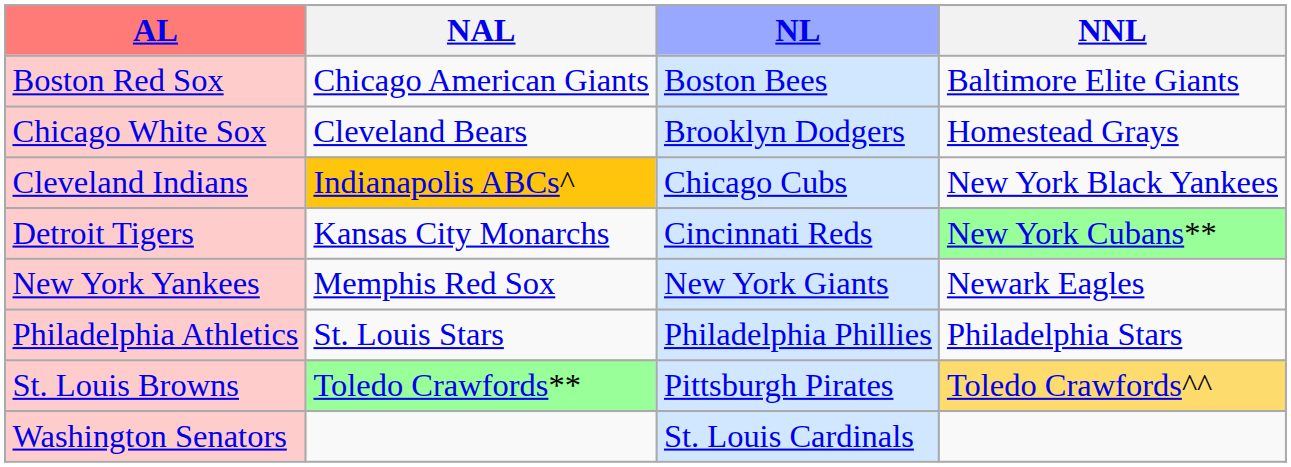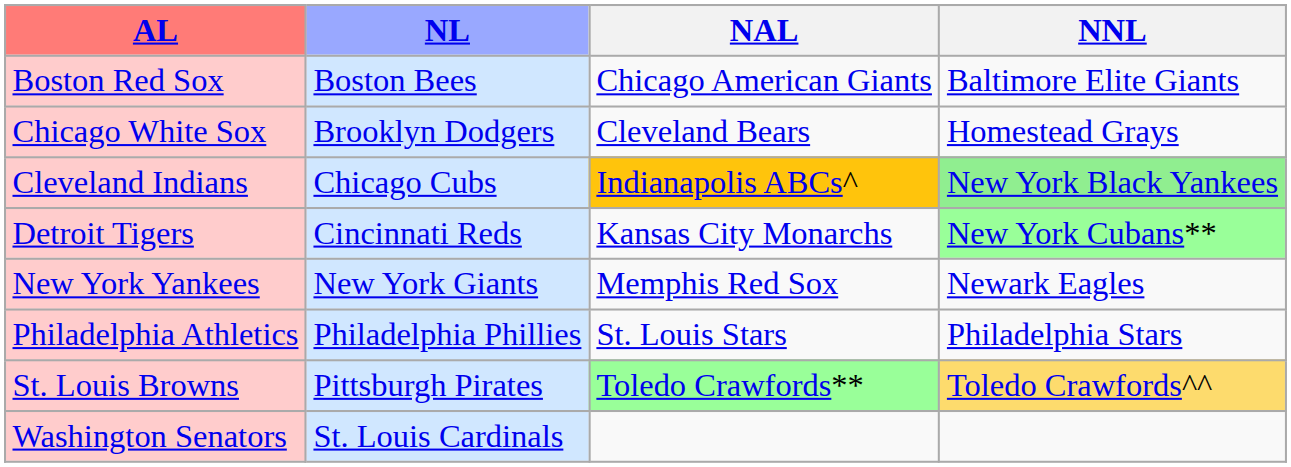columns swapped: (798, 30) <-> (481, 30)
(1112, 182) no background -> (1112, 182) lightgreen background
